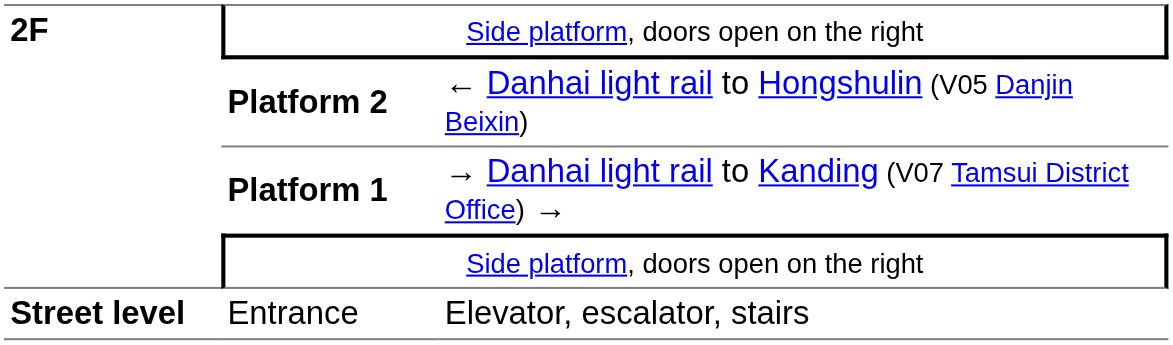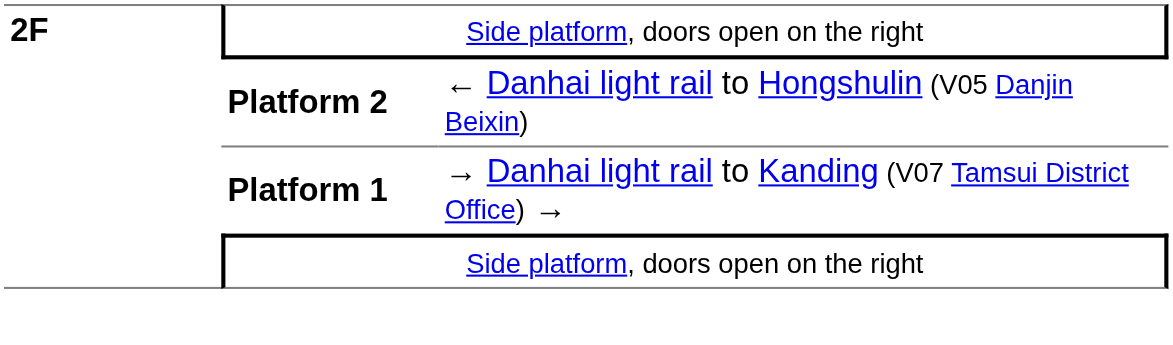- row: (293, 313)
